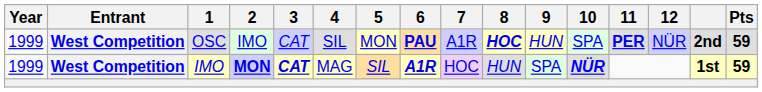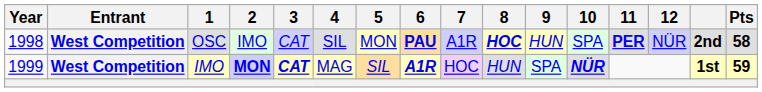(26, 41) 1999 -> (26, 41) 1998
(742, 41) 59 -> (742, 41) 58
